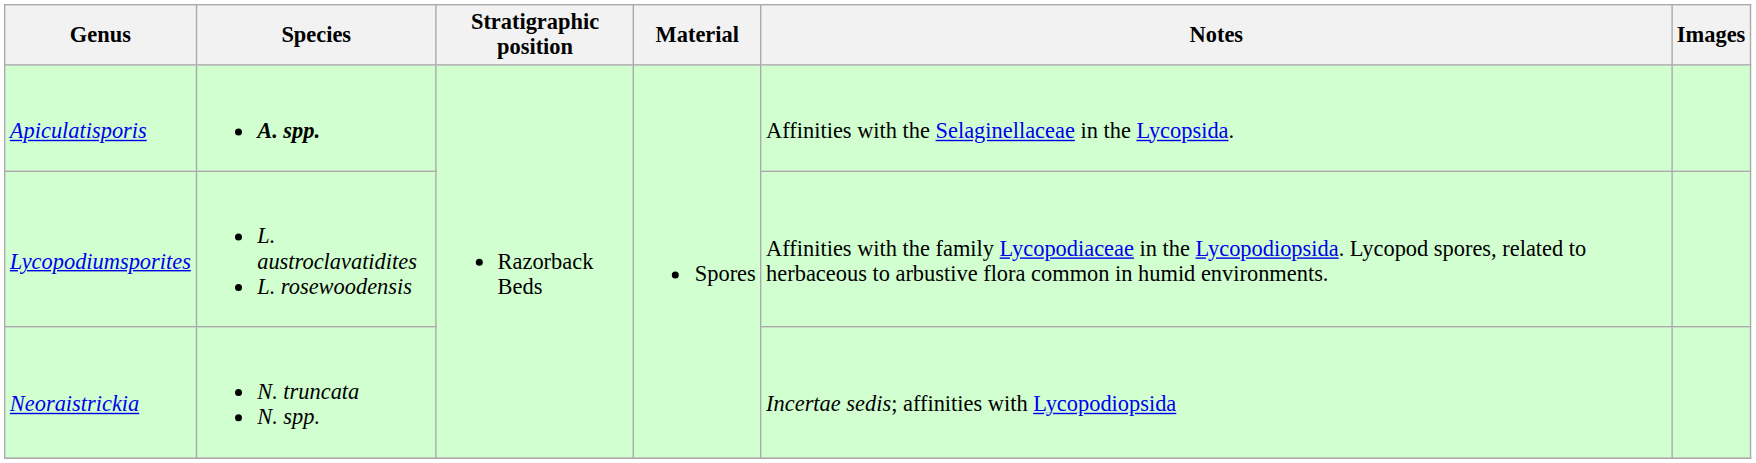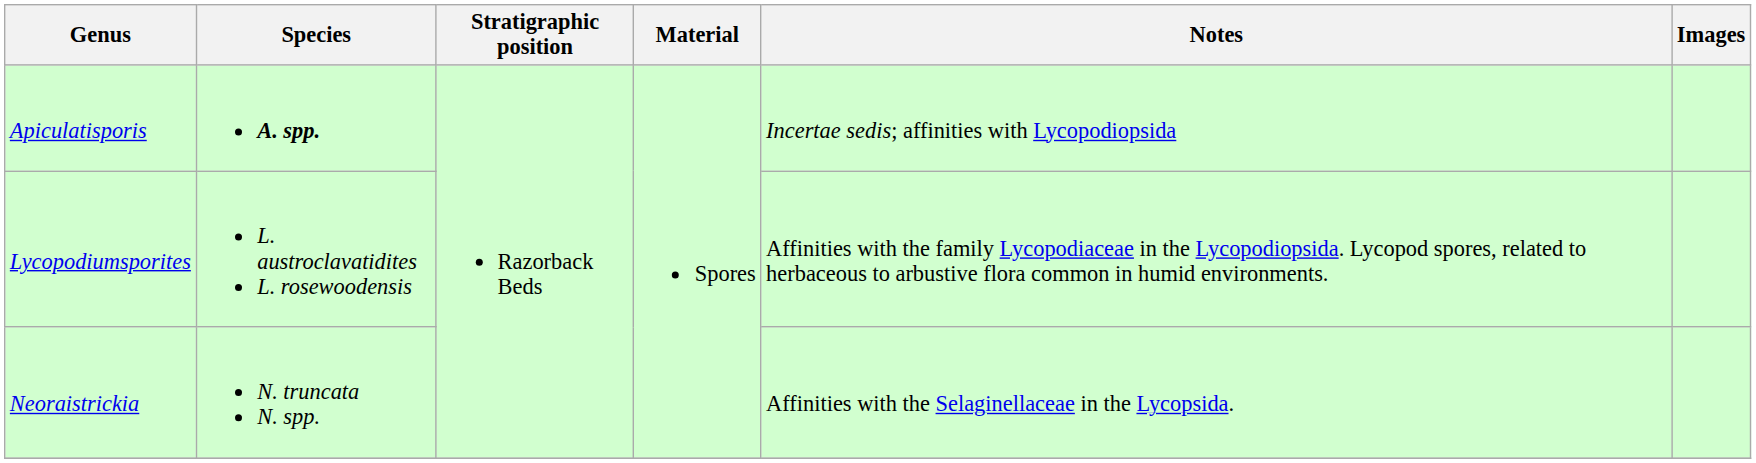(1000, 130) Affinities with the Selaginellaceae in the Lycopsida. -> (971, 130) Incertae sedis; affinities with Lycopodiopsida
(971, 404) Incertae sedis; affinities with Lycopodiopsida -> (1000, 404) Affinities with the Selaginellaceae in the Lycopsida.
